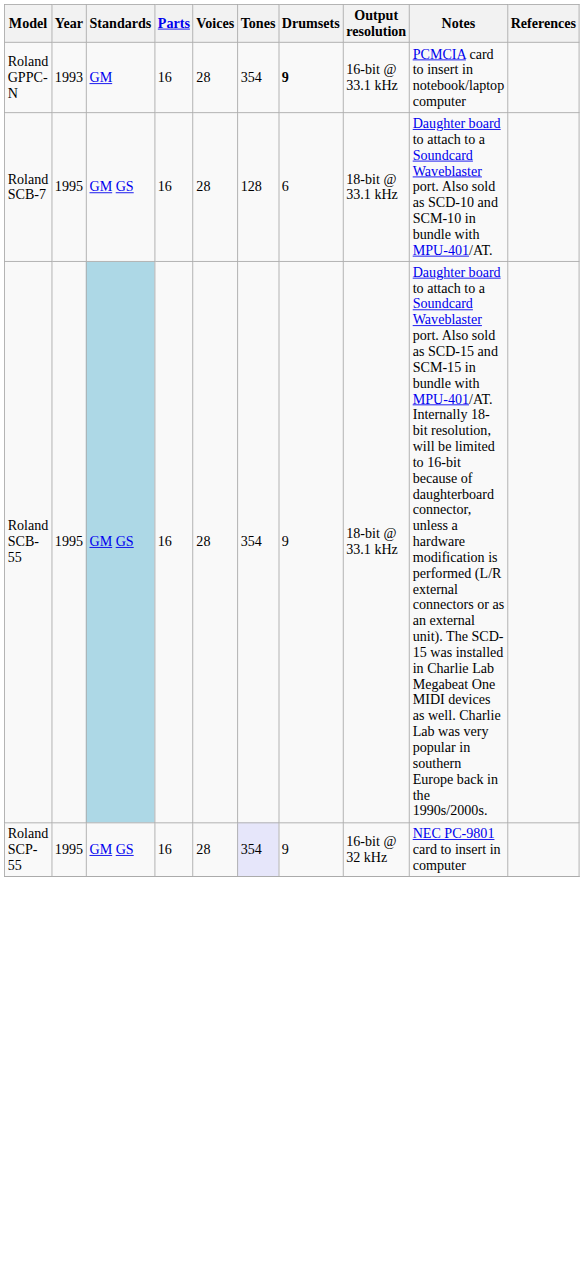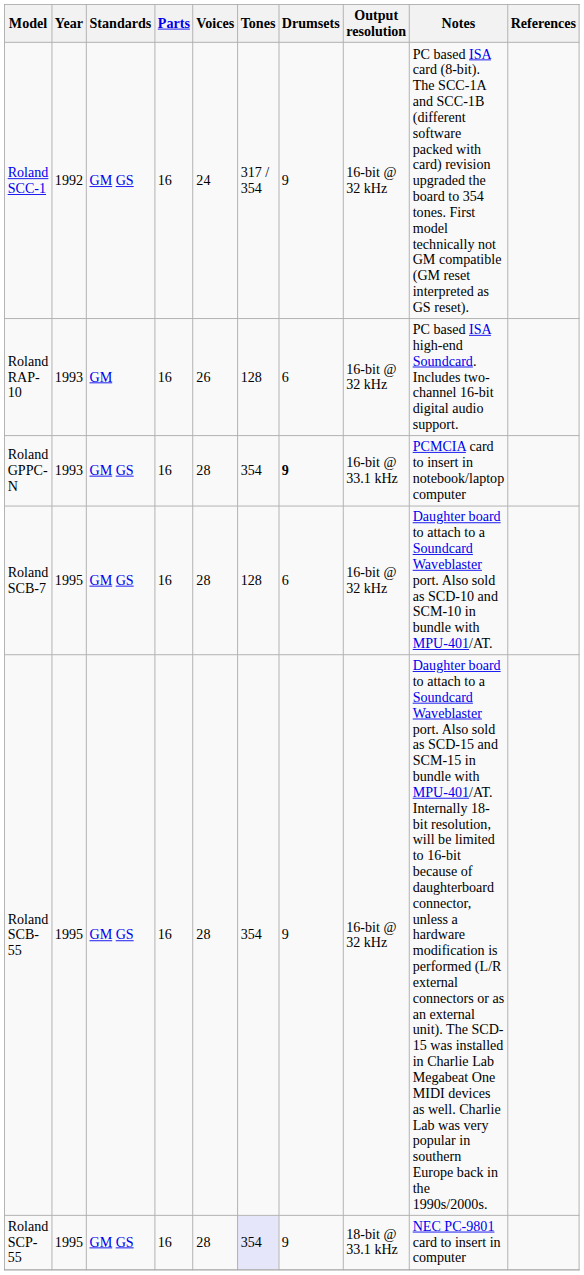+ row: (28, 180)
+ row: (28, 377)
(101, 77) GM -> (112, 470) GM GS
(372, 187) 18-bit @ 33.1 kHz -> (371, 580) 16-bit @ 32 kHz
(112, 542) lightblue background -> (112, 935) no background
(372, 542) 18-bit @ 33.1 kHz -> (371, 935) 16-bit @ 32 kHz
(371, 849) 16-bit @ 32 kHz -> (372, 1242) 18-bit @ 33.1 kHz
